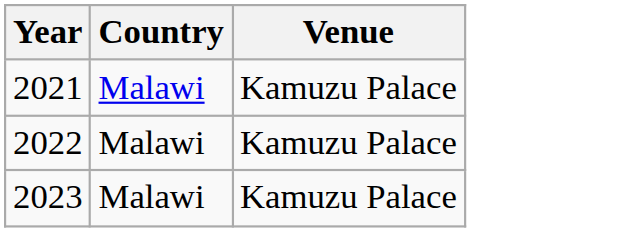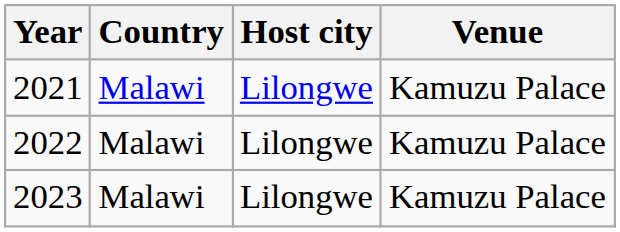+ column: (306, 32)
